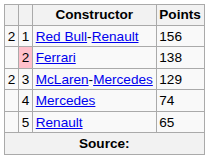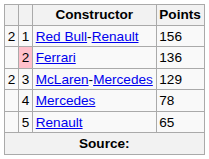(171, 58) 138 -> (171, 58) 136
(167, 101) 74 -> (167, 101) 78
